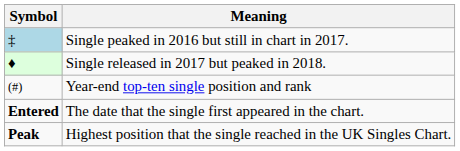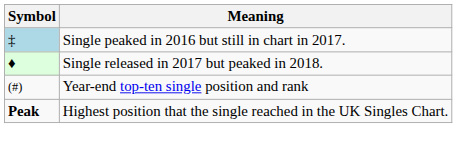- row: (215, 110)
